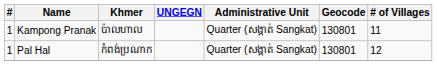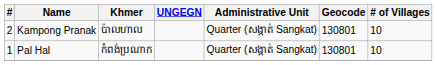(10, 30) 1 -> (10, 30) 2
(376, 30) 11 -> (376, 30) 10
(376, 50) 12 -> (376, 50) 10
